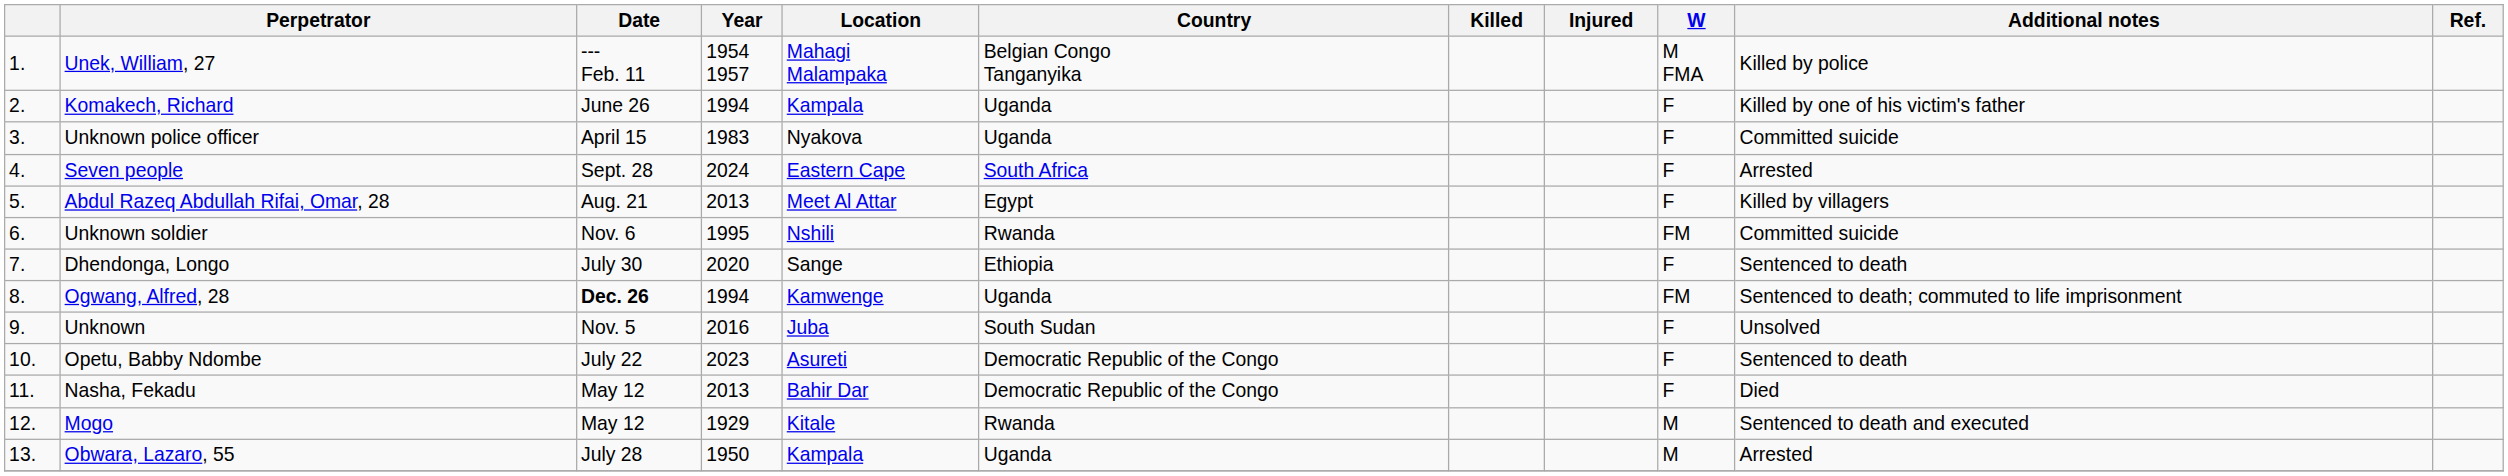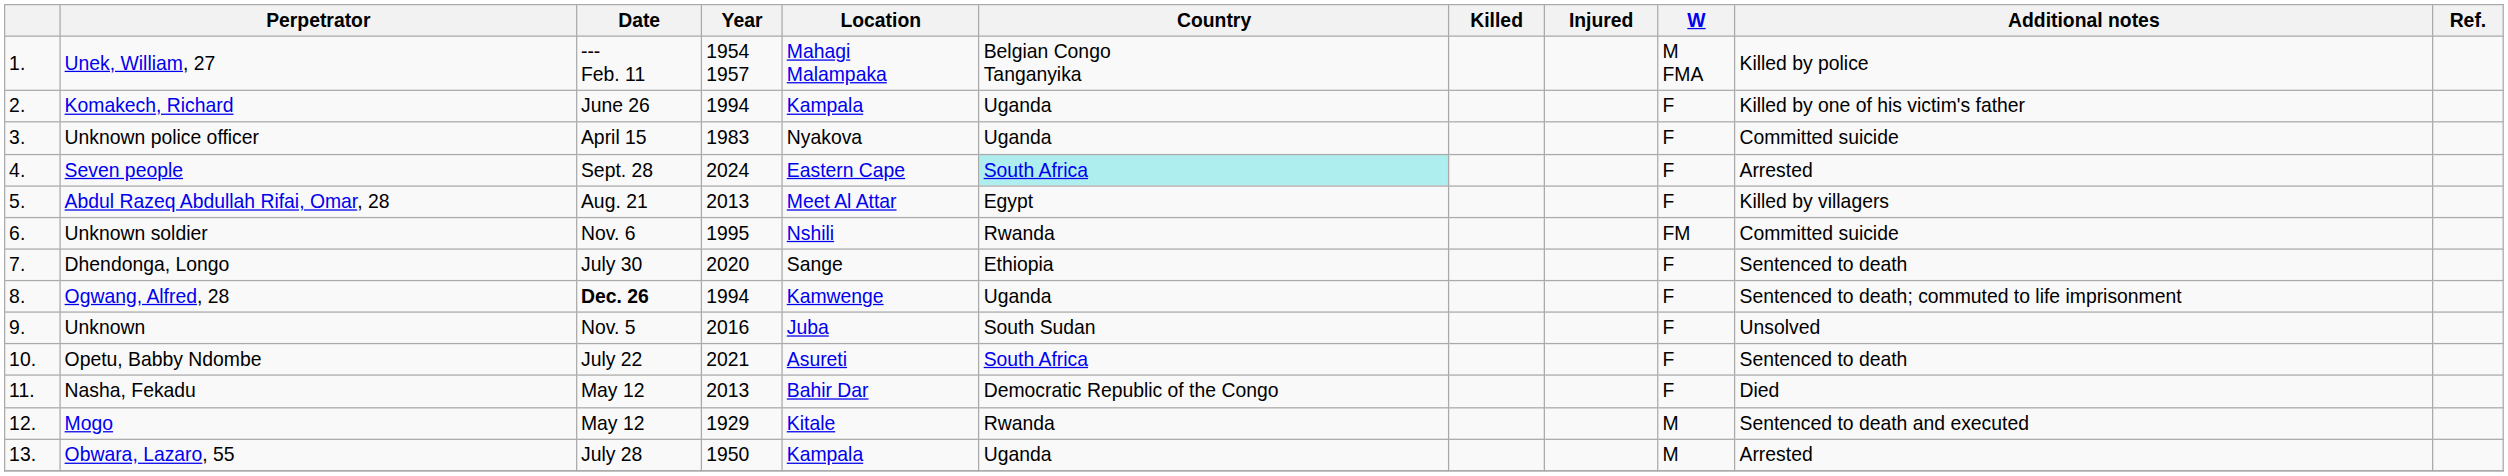(1036, 169) no background -> (1036, 169) paleturquoise background
(1676, 296) FM -> (1668, 296) F
(728, 359) 2023 -> (728, 359) 2021
(1131, 359) Democratic Republic of the Congo -> (1036, 359) South Africa
